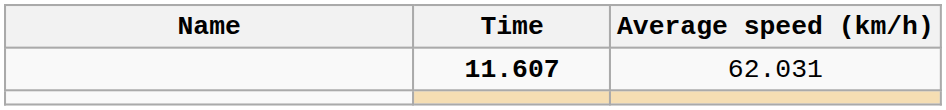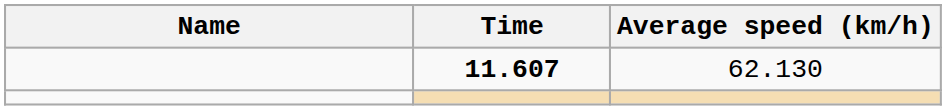(775, 70) 62.031 -> (775, 70) 62.130
